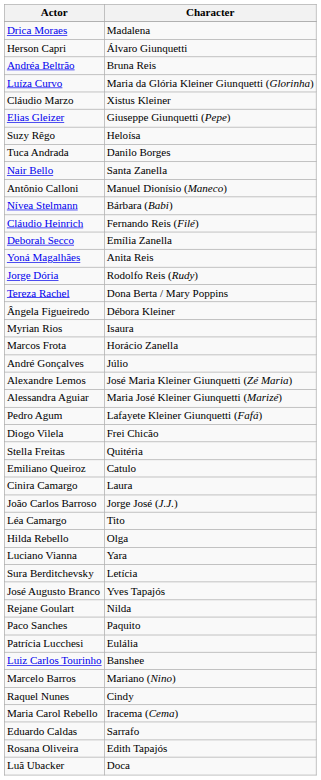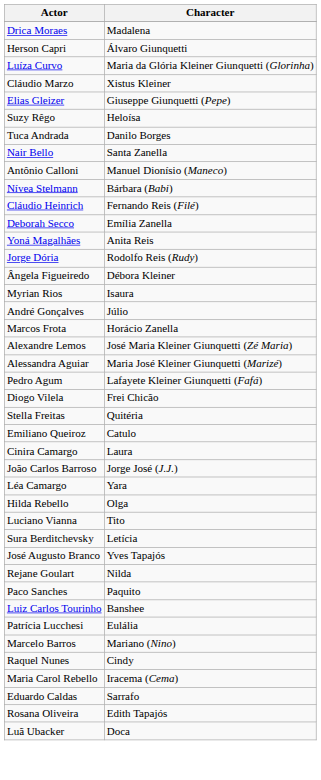- row: (41, 65)
- row: (38, 293)
rows swapped: (45, 363) <-> (36, 345)
(116, 521) Tito -> (117, 485) Yara
(117, 556) Yara -> (116, 521) Tito
rows swapped: (45, 643) <-> (54, 661)
